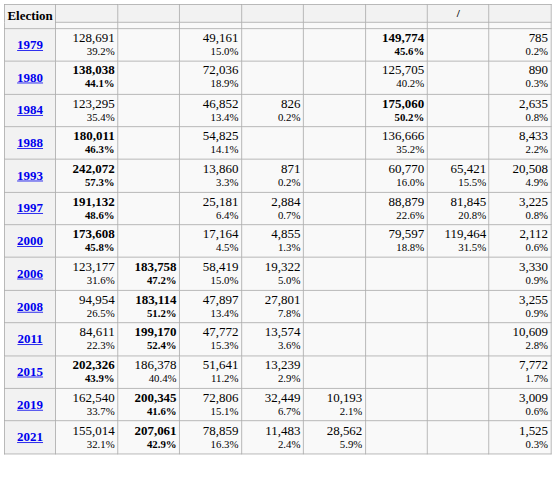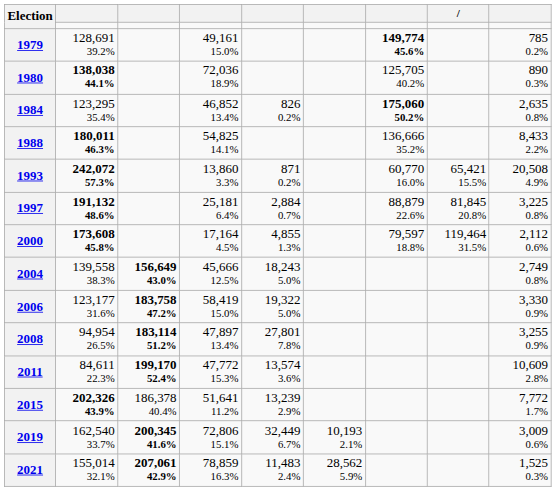+ row: (30, 273)
